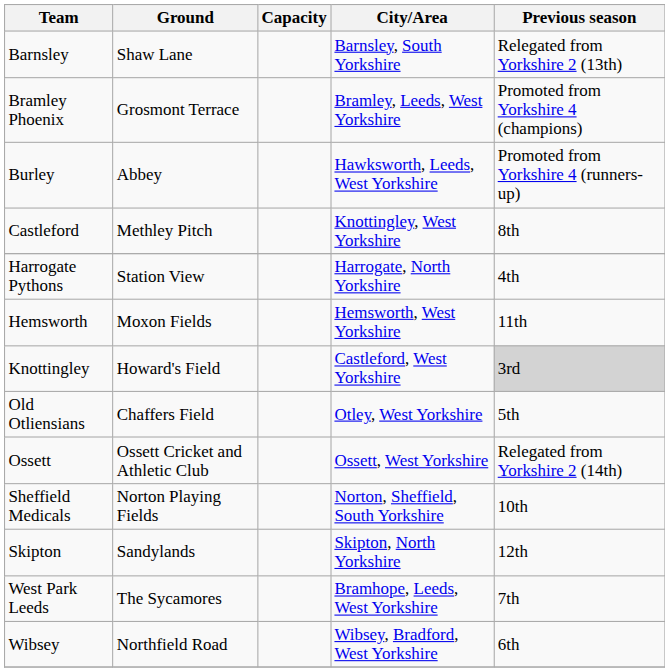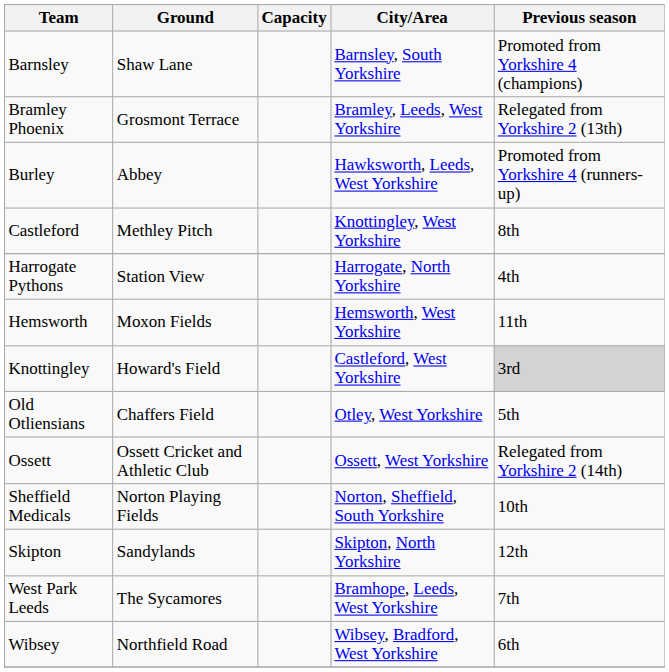(560, 54) Relegated from Yorkshire 2 (13th) -> (549, 63) Promoted from Yorkshire 4 (champions)
(549, 109) Promoted from Yorkshire 4 (champions) -> (560, 119) Relegated from Yorkshire 2 (13th)
